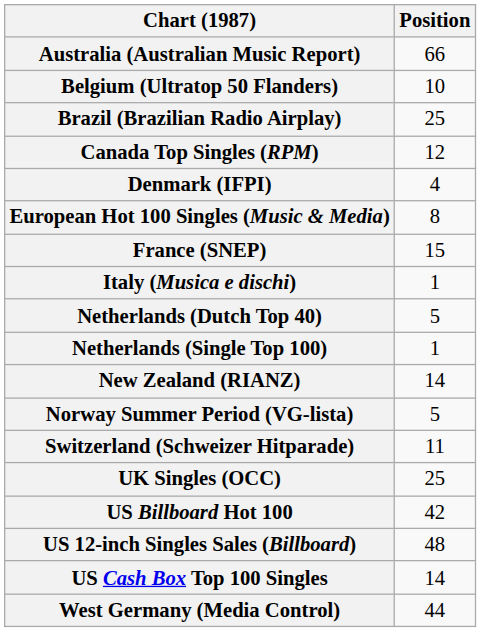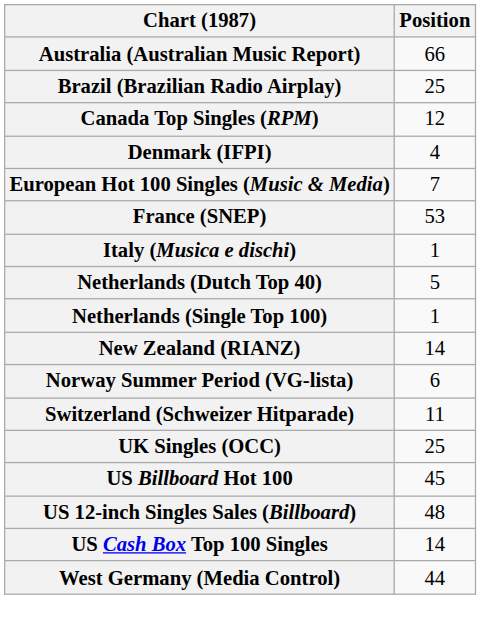- row: (200, 86)
(435, 217) 8 -> (435, 184) 7
(435, 250) 15 -> (435, 217) 53
(435, 413) 5 -> (435, 380) 6
(435, 511) 42 -> (435, 479) 45
